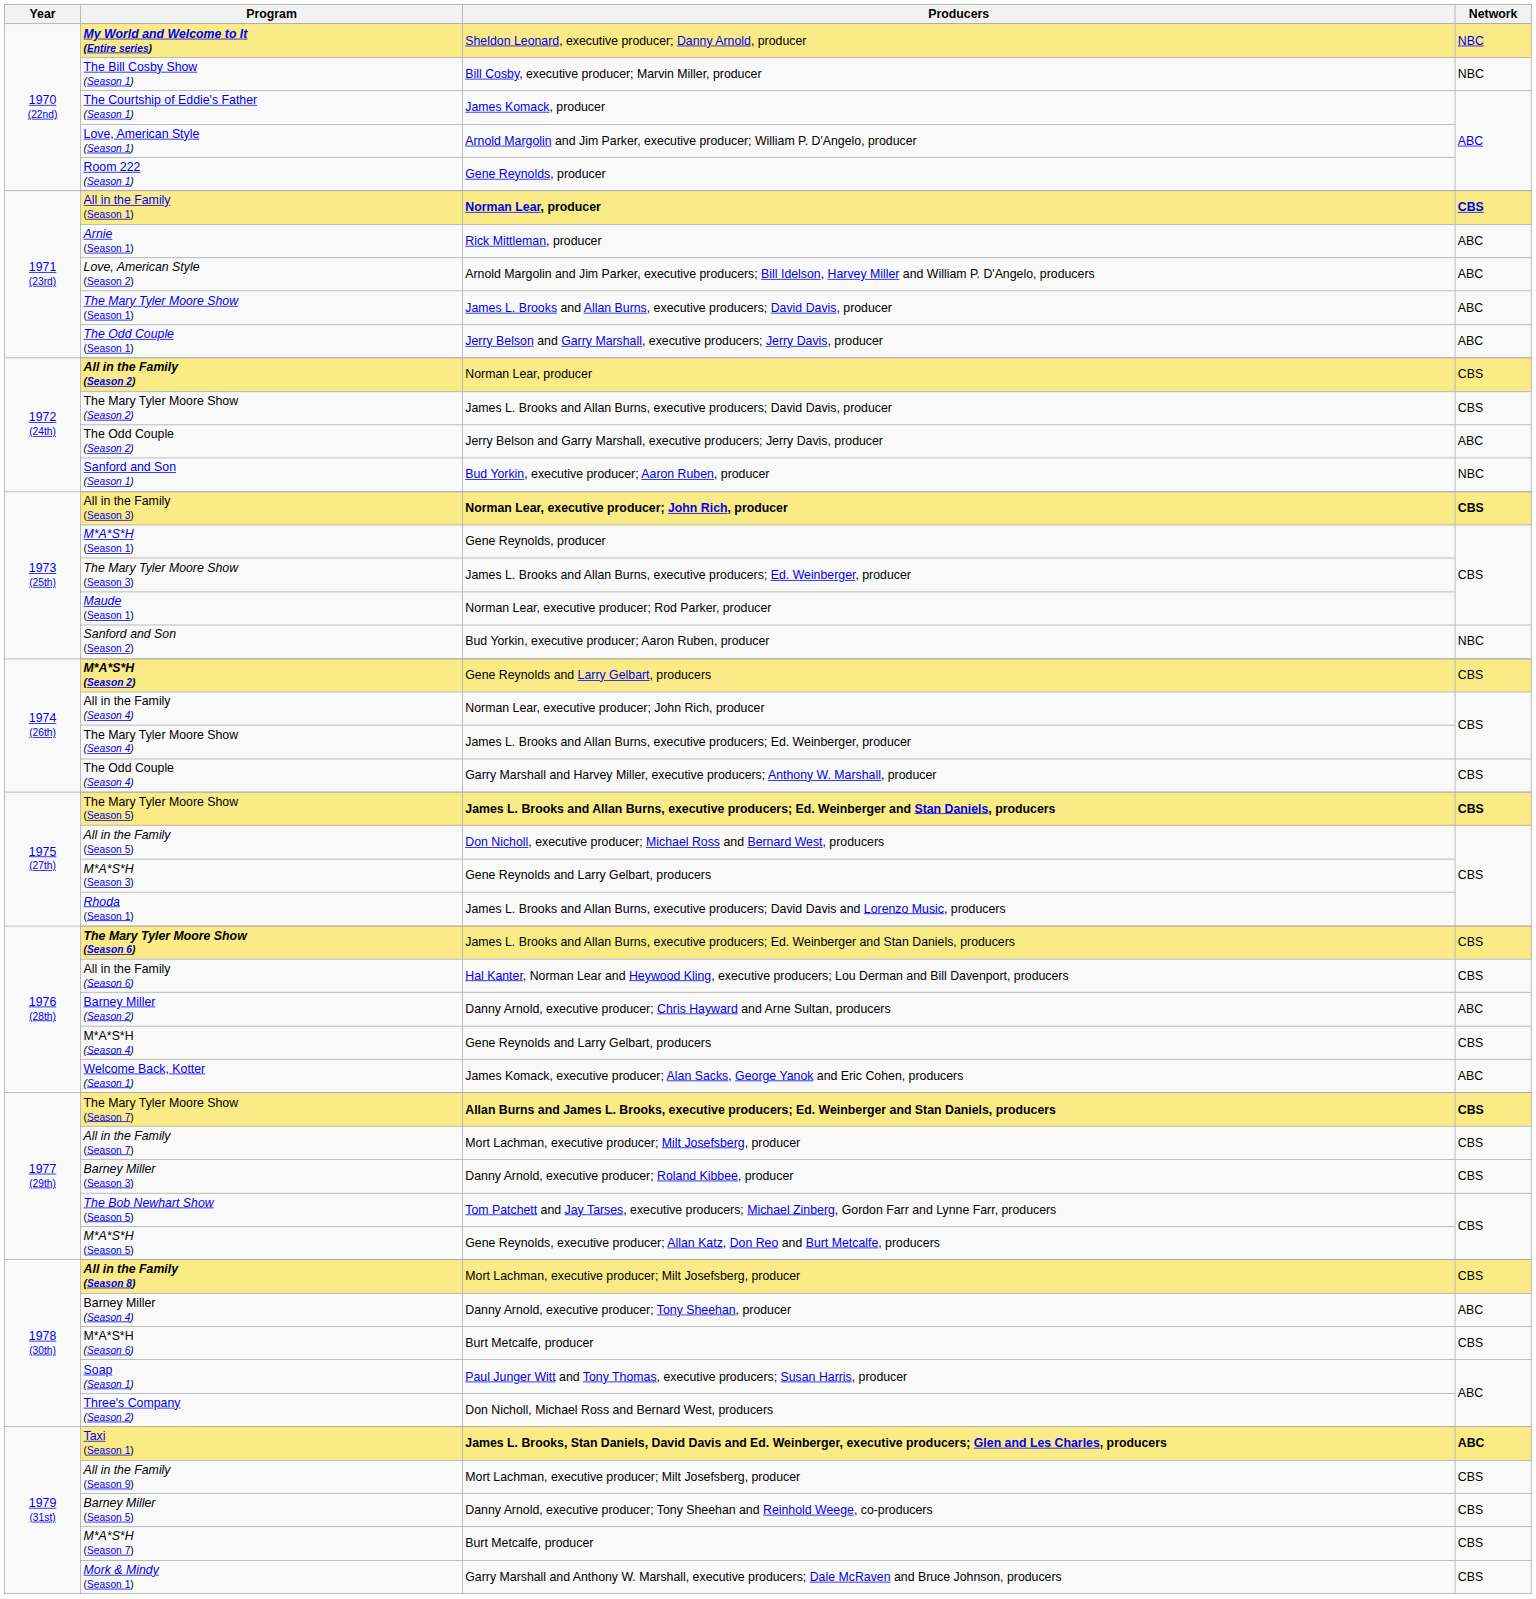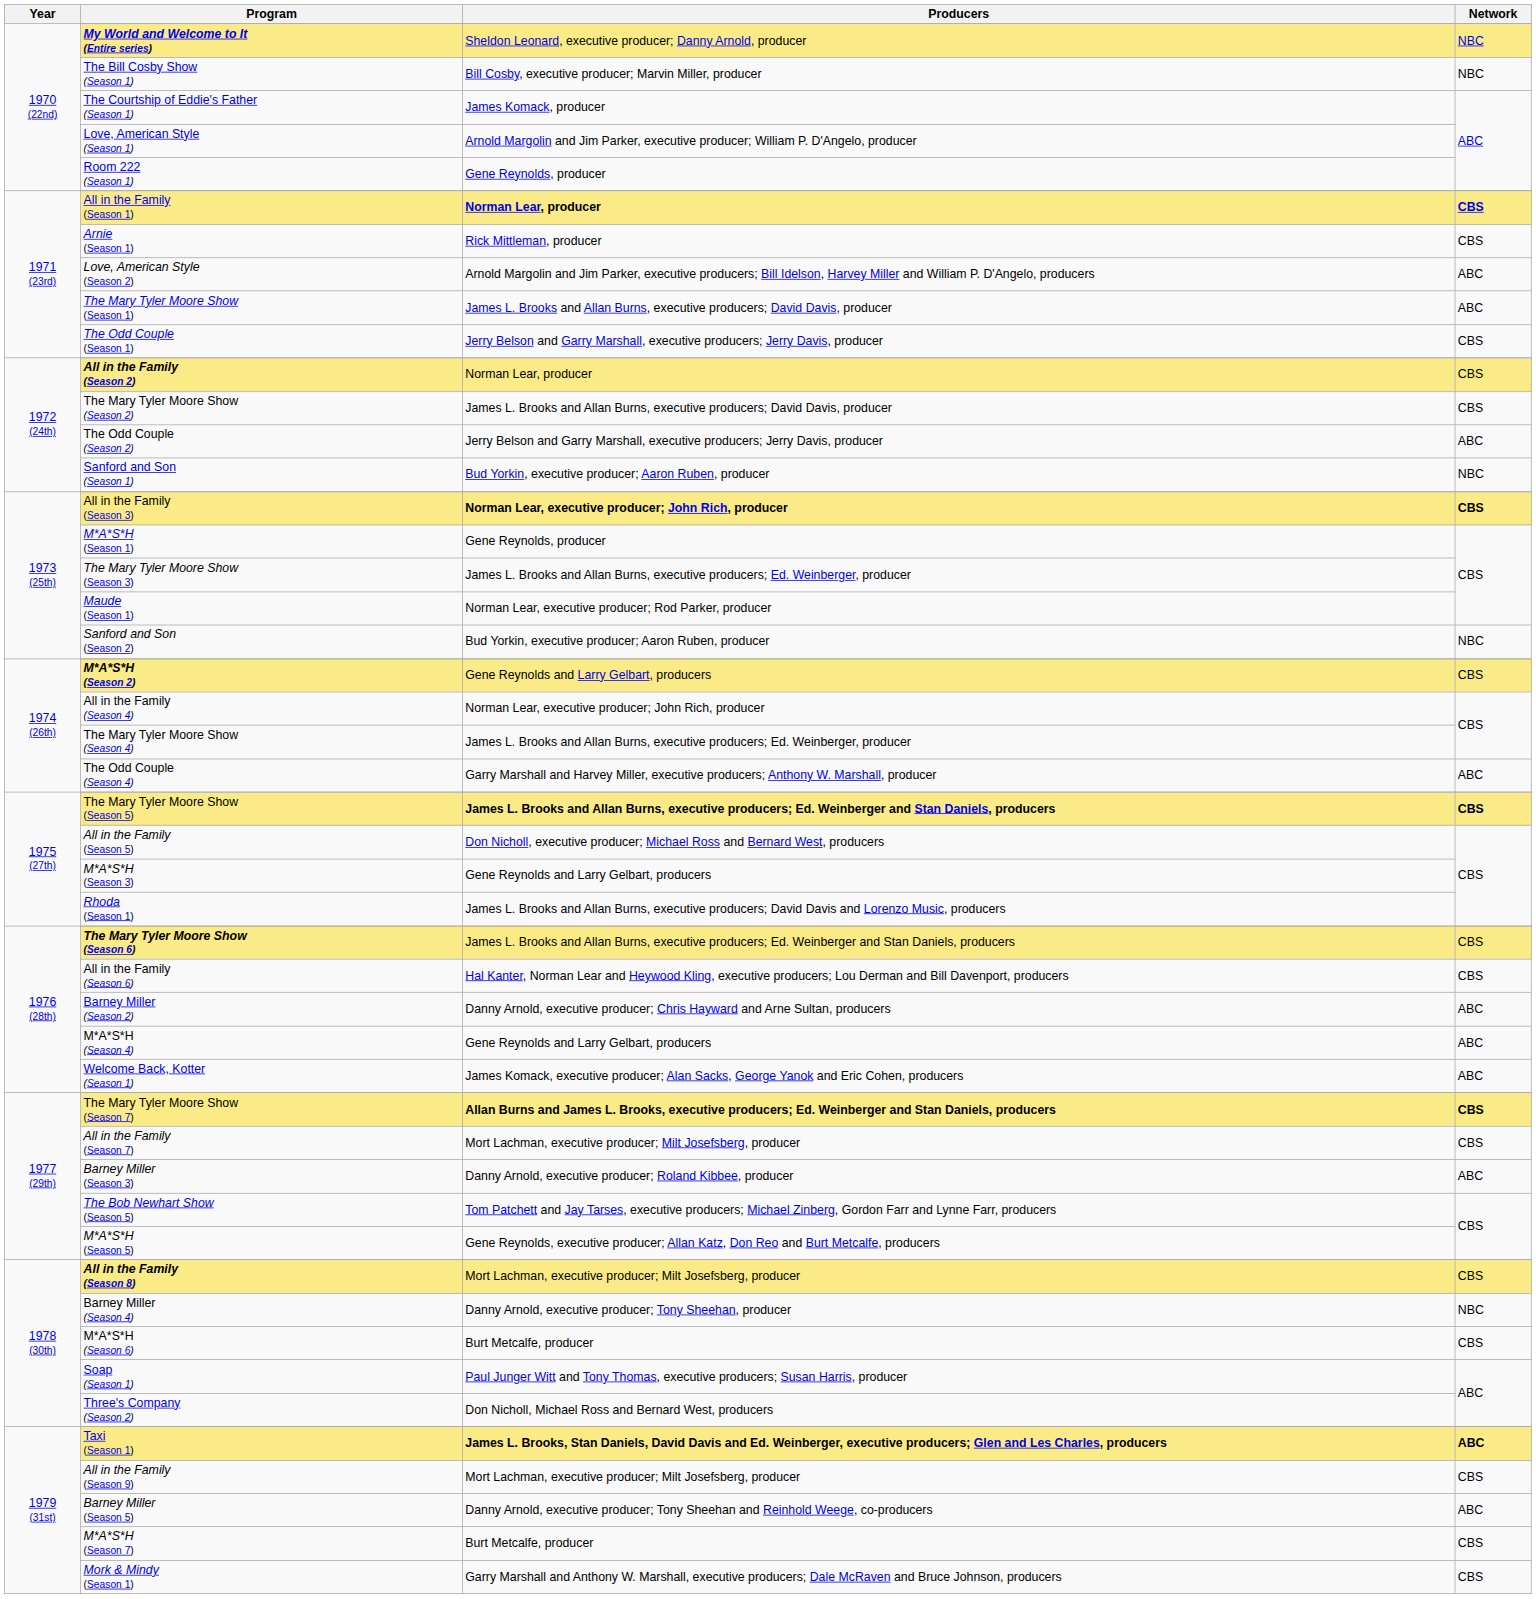(1470, 241) ABC -> (1470, 241) CBS
(1470, 341) ABC -> (1470, 341) CBS
(1470, 775) CBS -> (1470, 775) ABC
(1470, 1042) CBS -> (1470, 1042) ABC
(1470, 1176) CBS -> (1470, 1176) ABC
(1470, 1309) ABC -> (1471, 1309) NBC
(1470, 1510) CBS -> (1470, 1510) ABC
